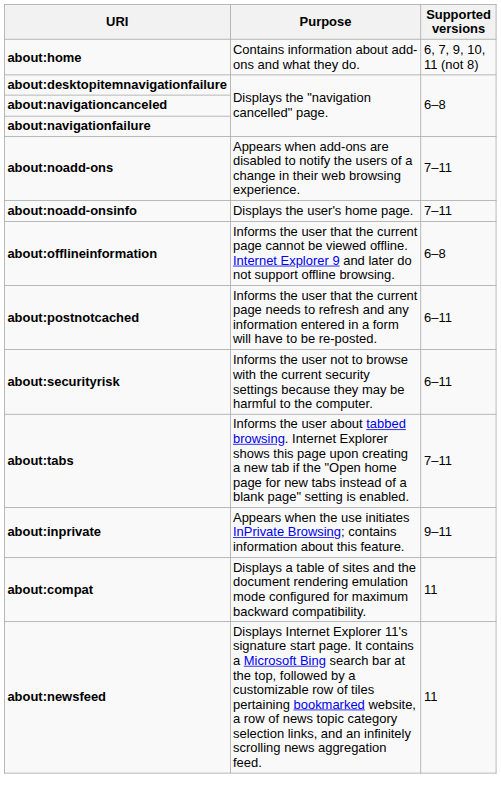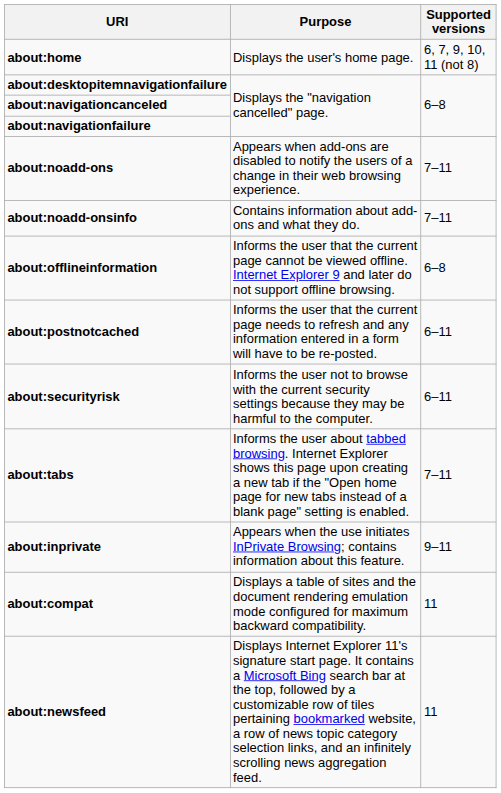(325, 57) Contains information about add-ons and what they do. -> (323, 57) Displays the user's home page.
(323, 210) Displays the user's home page. -> (325, 218) Contains information about add-ons and what they do.
